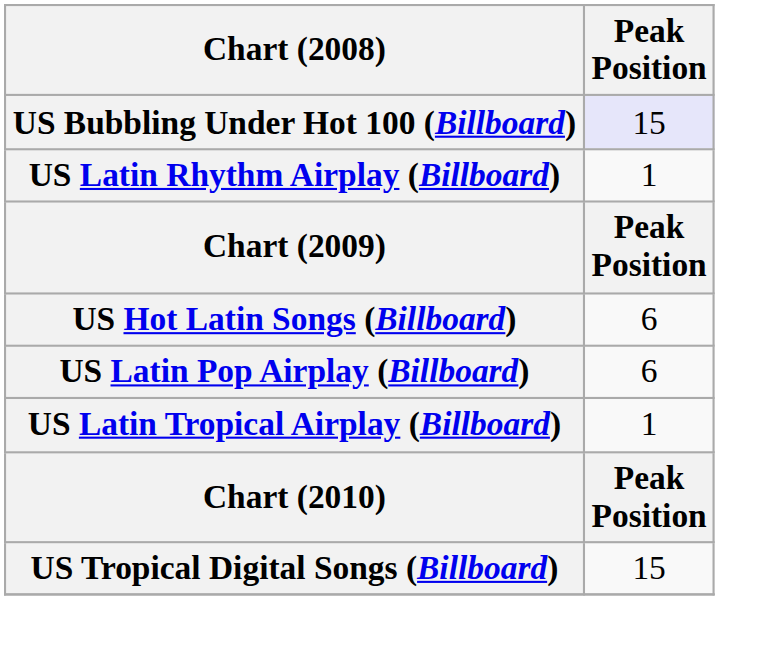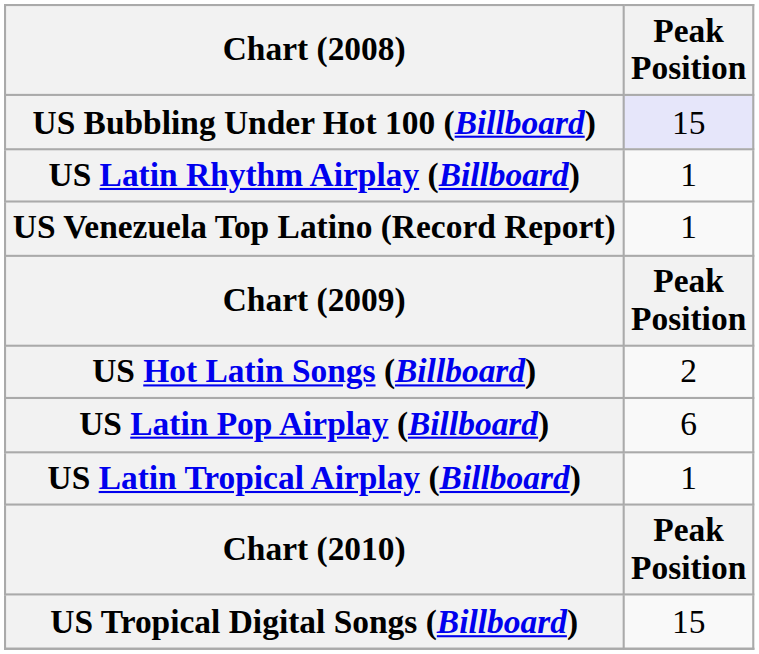+ row: (314, 227)
(649, 318) 6 -> (689, 371) 2
